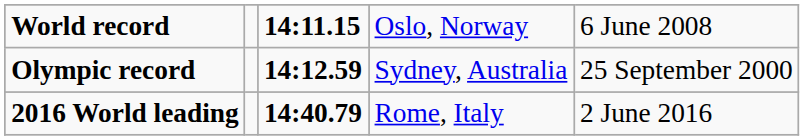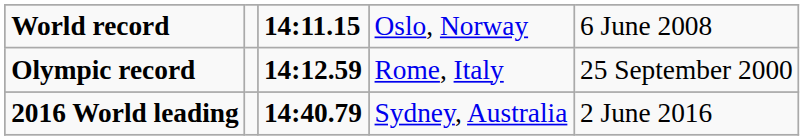(471, 69) Sydney, Australia -> (439, 69) Rome, Italy
(439, 112) Rome, Italy -> (471, 112) Sydney, Australia
